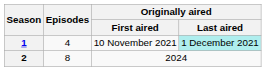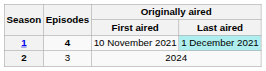(67, 43) normal -> (67, 43) bold
(67, 58) 8 -> (67, 58) 3
